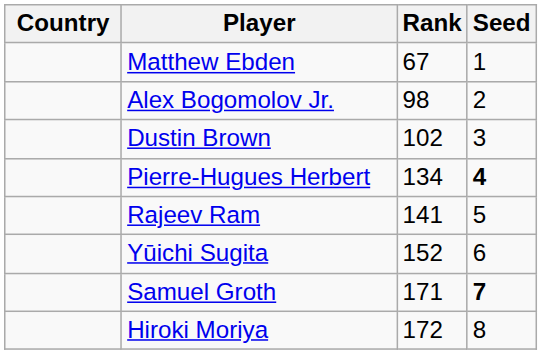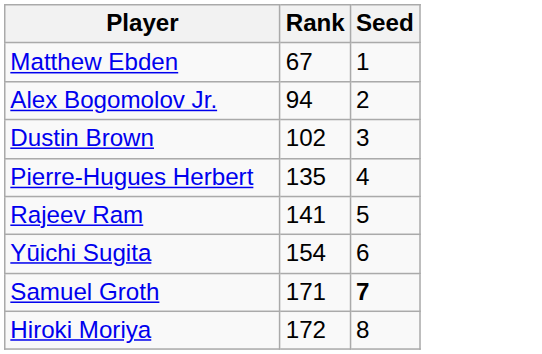- column: (63, 23)
(416, 100) 98 -> (299, 100) 94
(423, 176) 134 -> (306, 176) 135
(479, 176) bold -> (363, 176) normal
(423, 253) 152 -> (306, 253) 154
